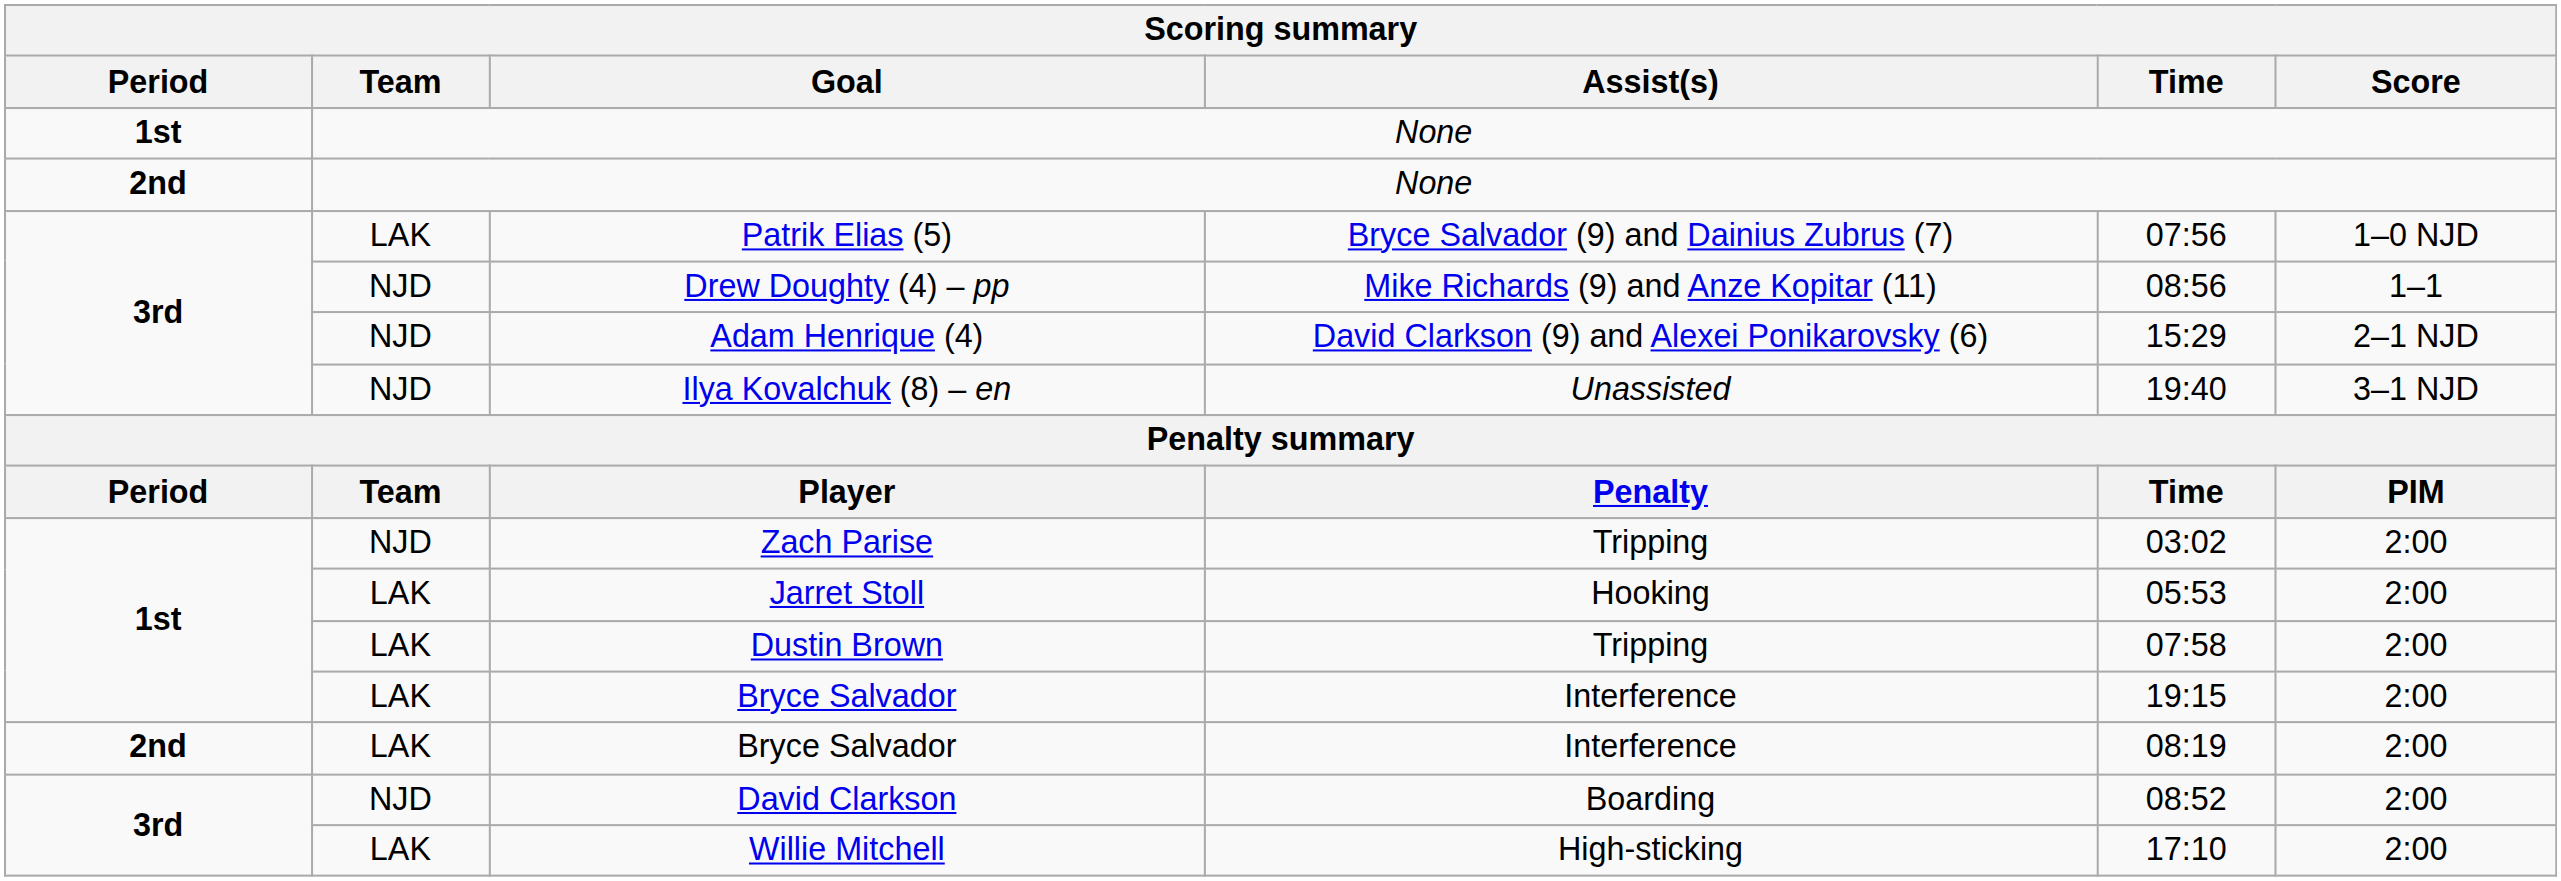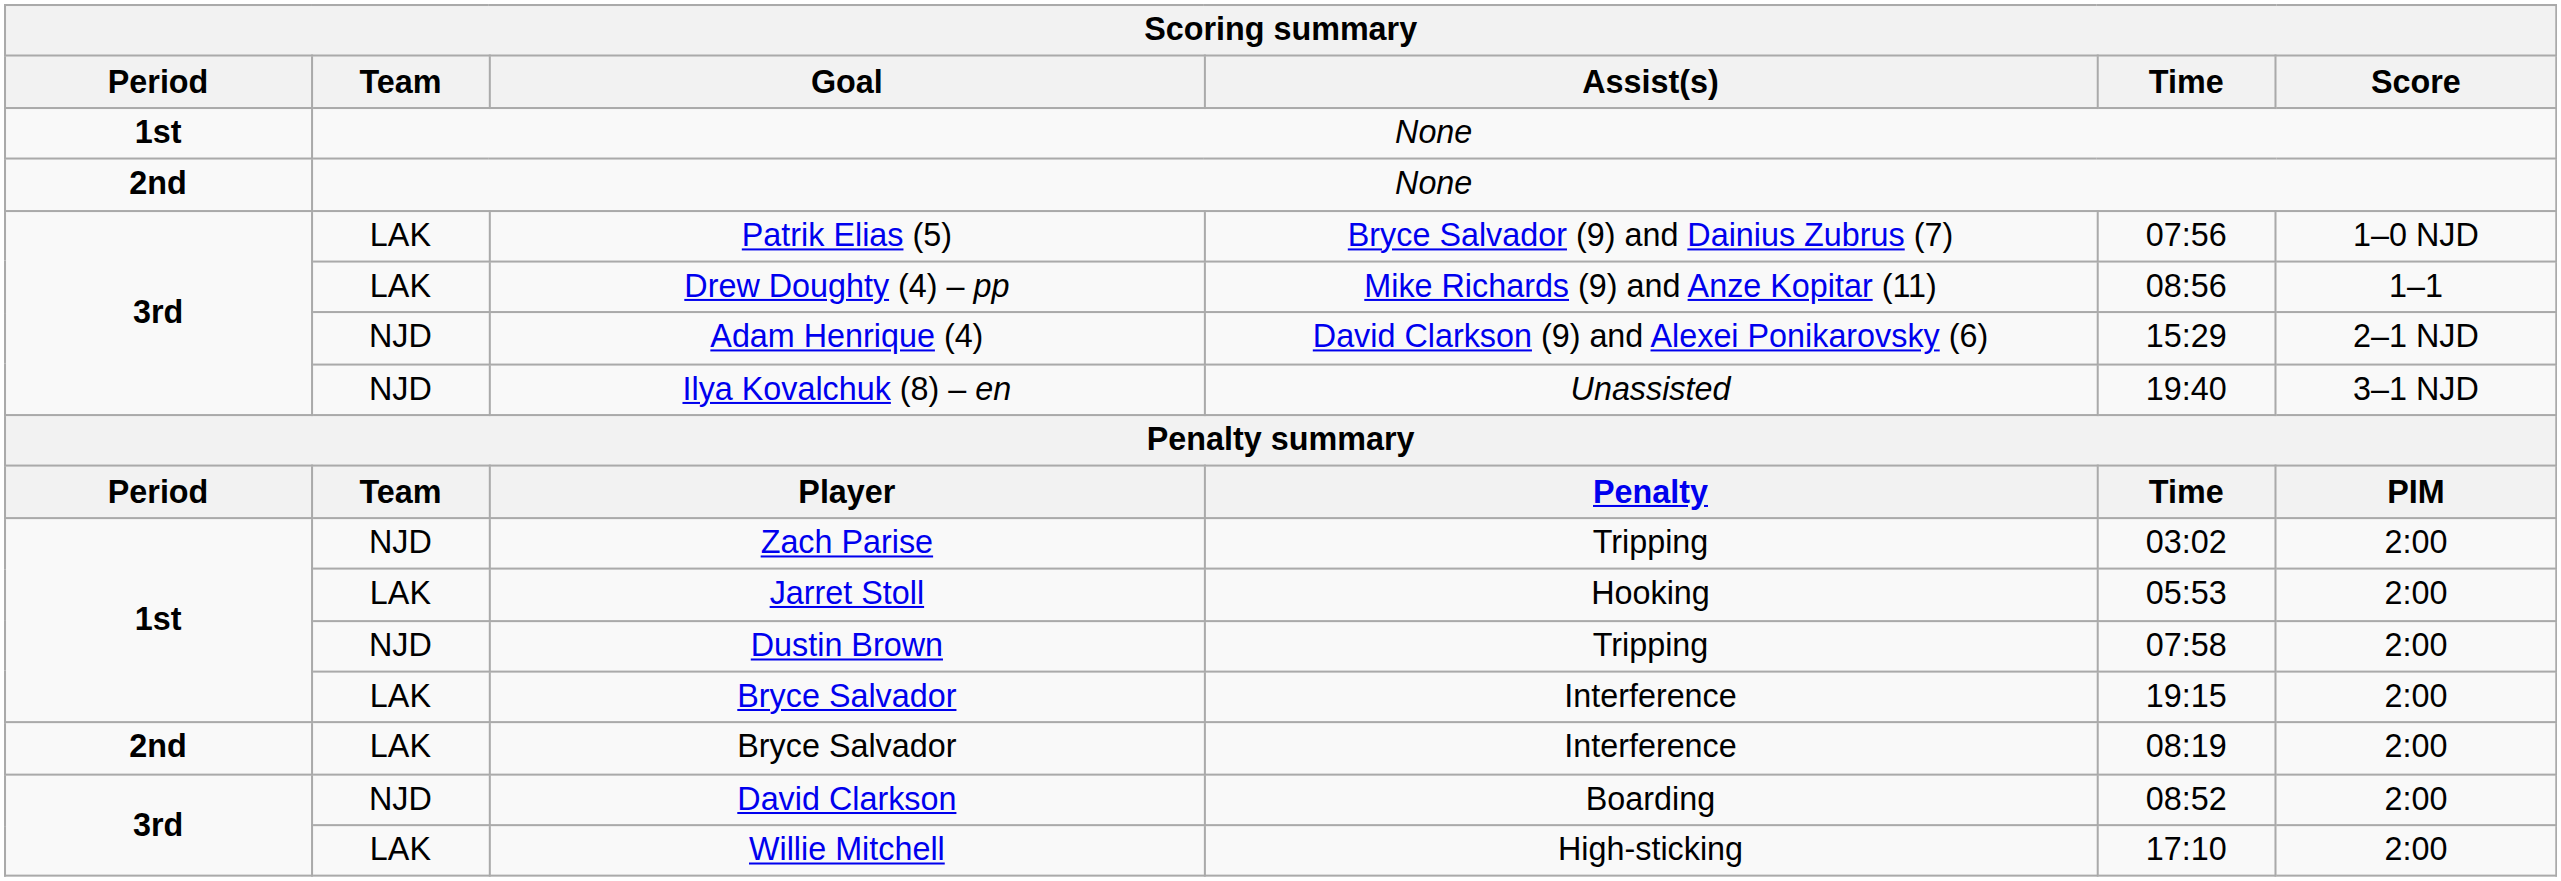(400, 286) NJD -> (400, 286) LAK
(400, 645) LAK -> (400, 645) NJD
